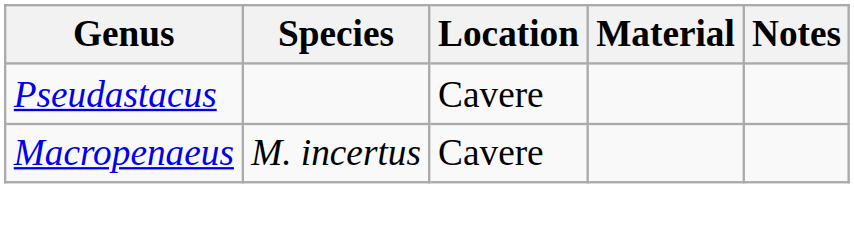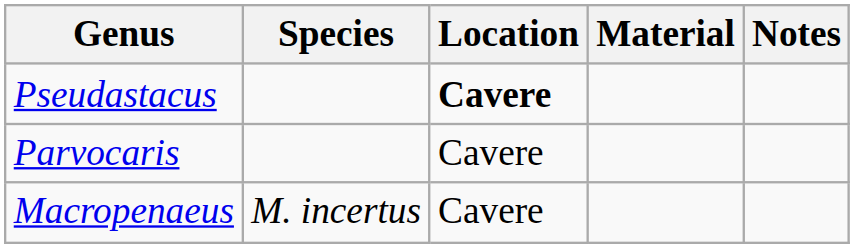(491, 93) normal -> (495, 93) bold
+ row: (97, 152)
